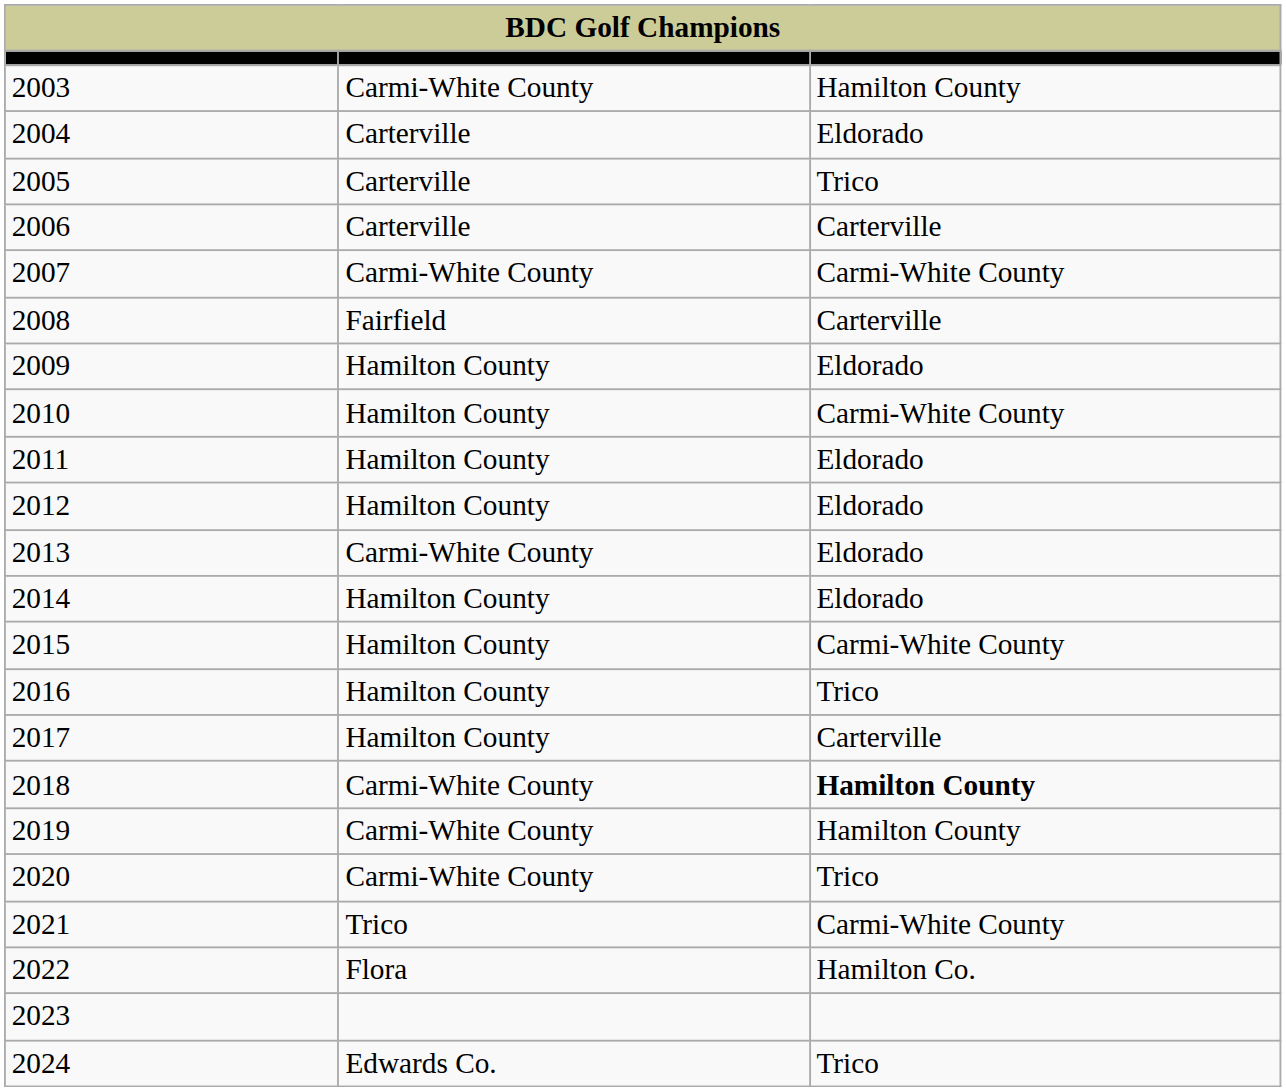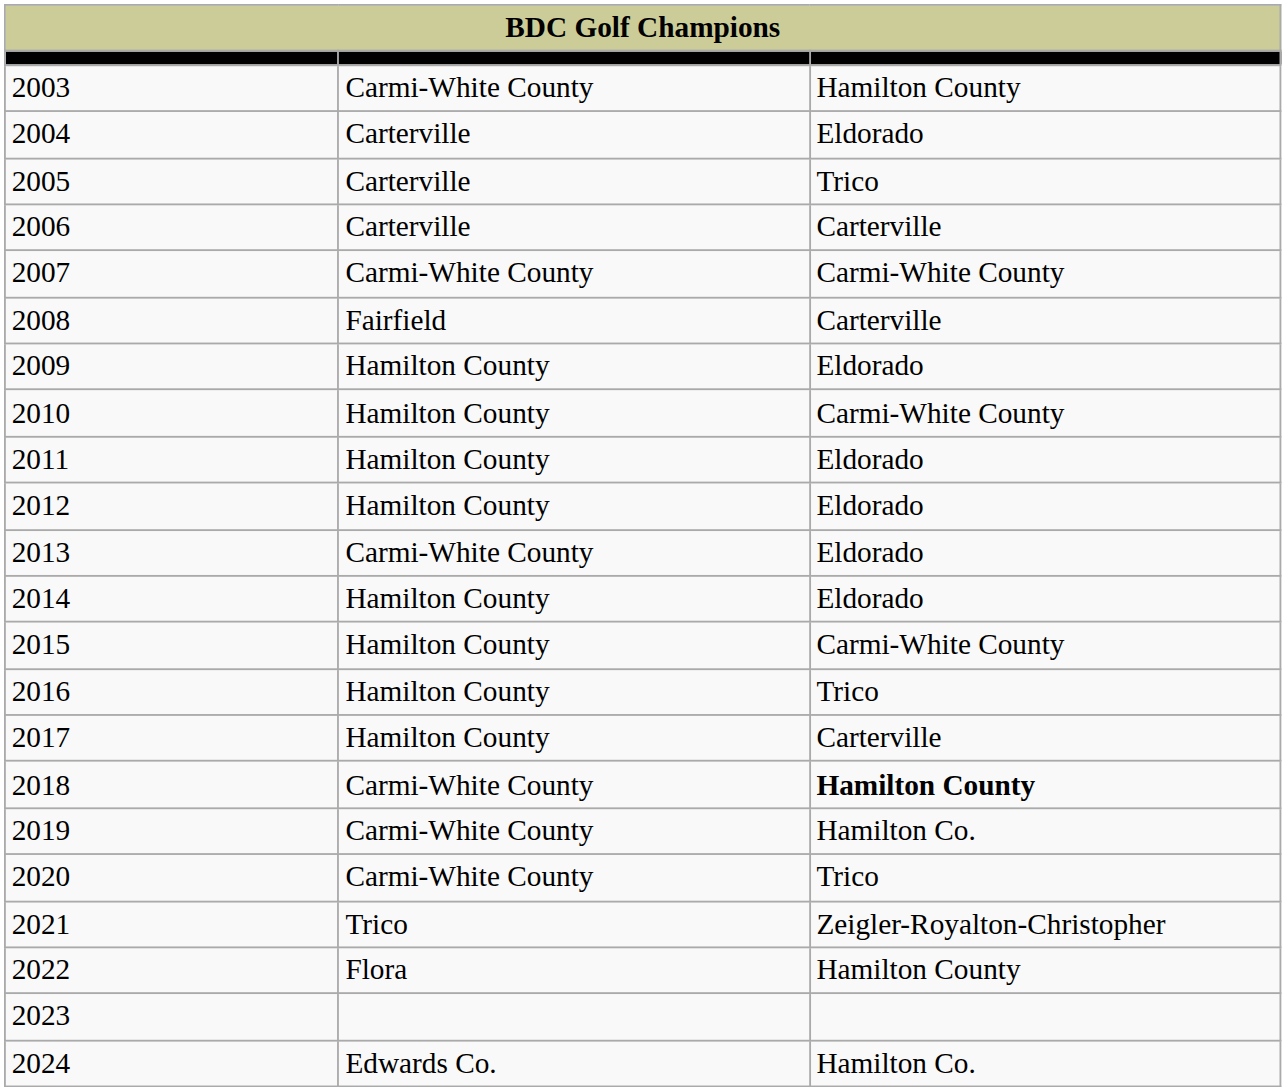(918, 830) Hamilton County -> (896, 830) Hamilton Co.
(940, 923) Carmi-White County -> (991, 923) Zeigler-Royalton-Christopher
(896, 969) Hamilton Co. -> (918, 969) Hamilton County
(848, 1062) Trico -> (896, 1062) Hamilton Co.
